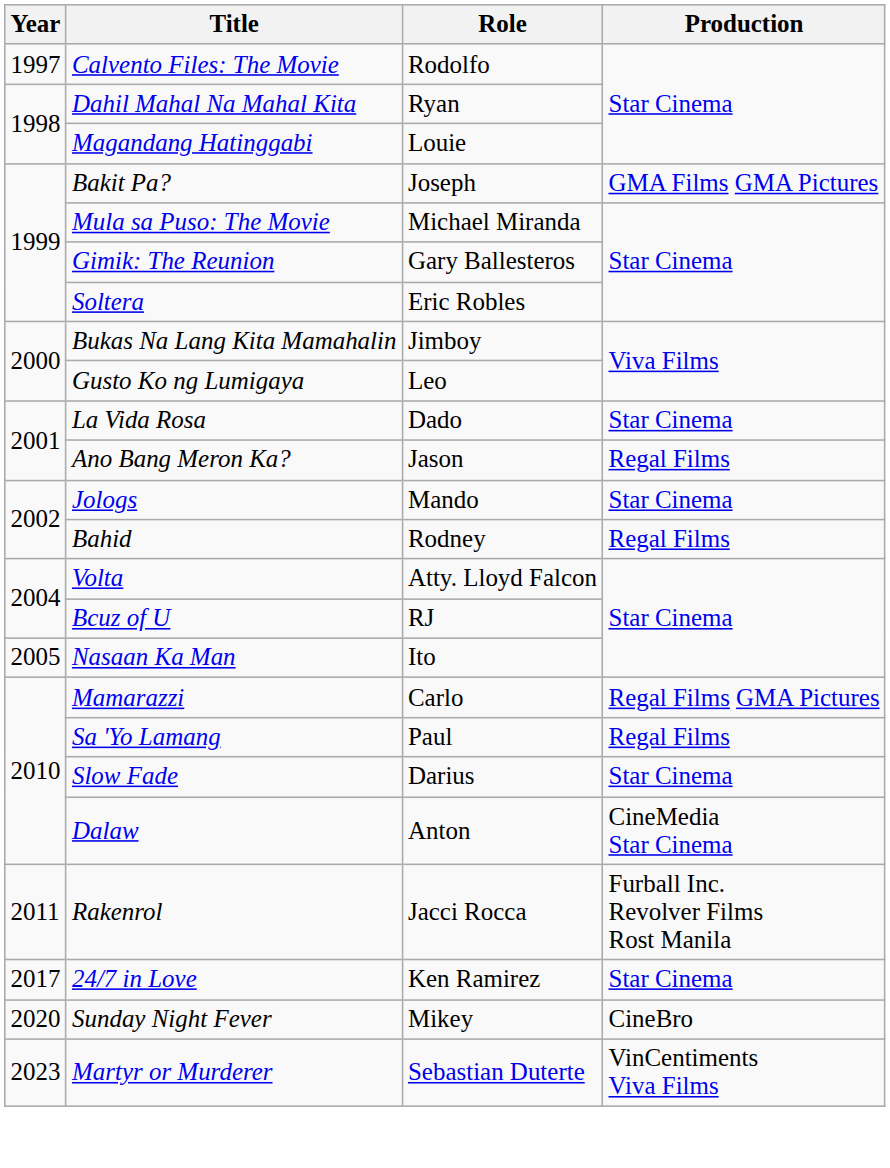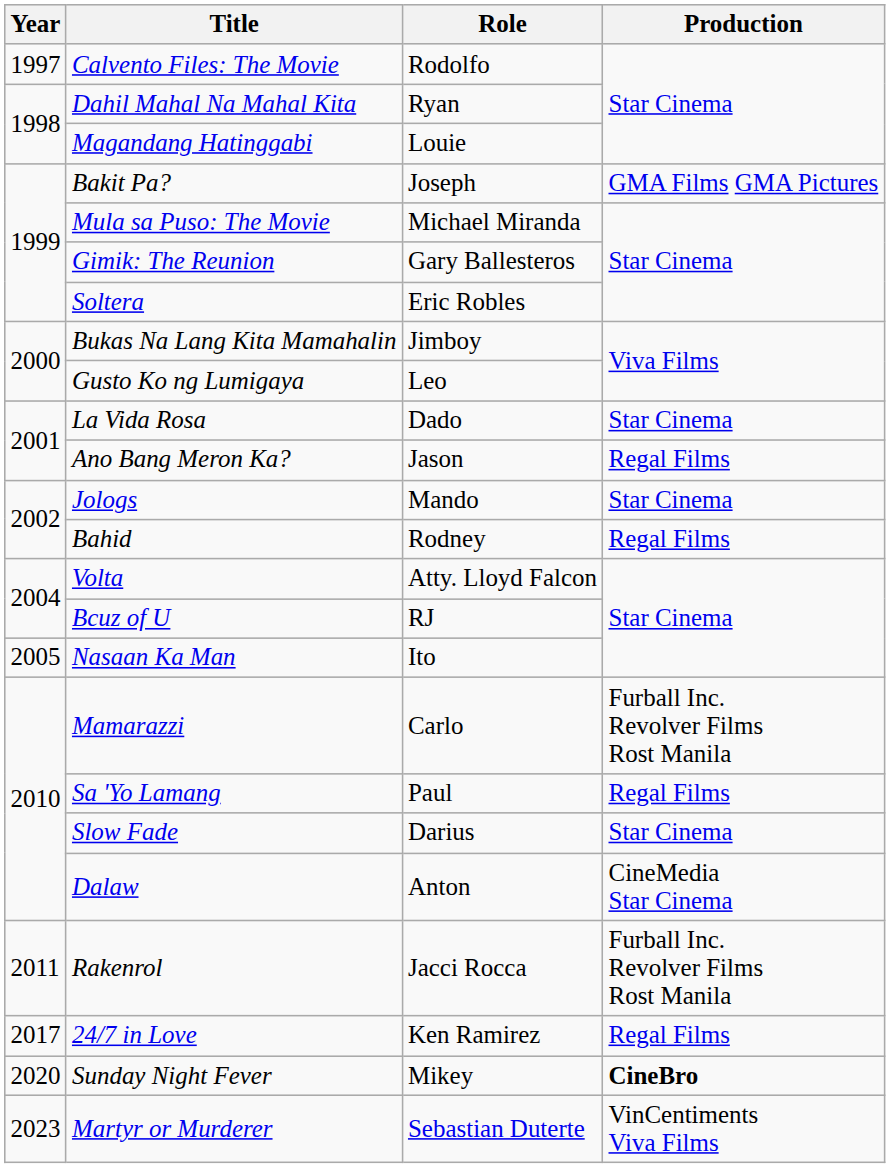(744, 697) Regal Films GMA Pictures -> (686, 725) Furball Inc. Revolver Films Rost Manila
(671, 979) Star Cinema -> (669, 1035) Regal Films
(651, 1018) normal -> (653, 1075) bold
